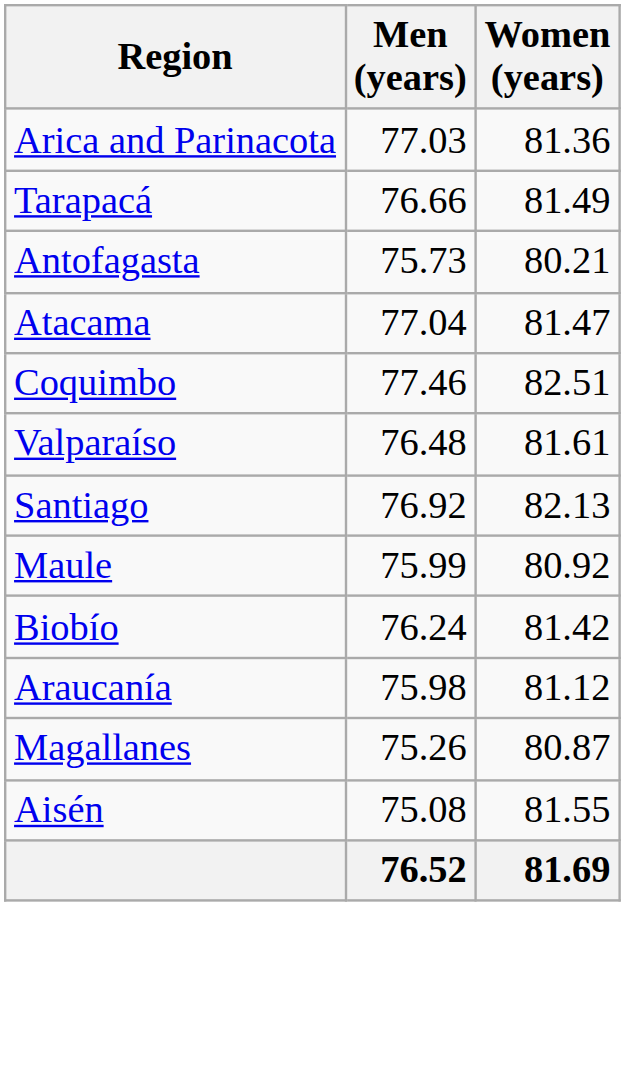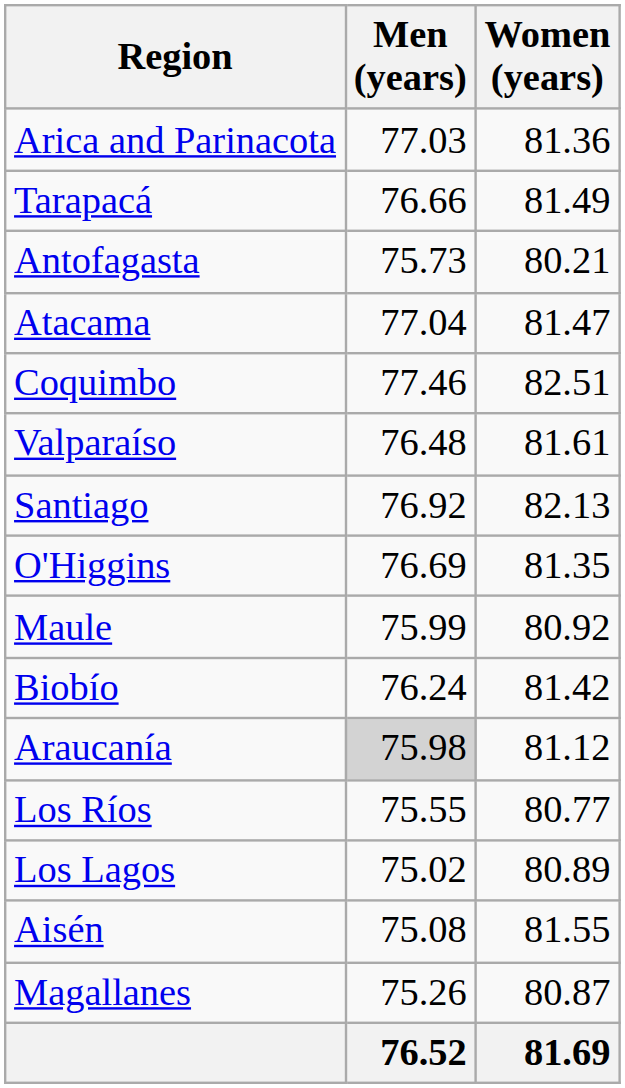+ row: (92, 565)
(424, 687) no background -> (424, 748) lightgrey background
+ row: (83, 808)
+ row: (95, 869)
rows swapped: (59, 808) <-> (103, 748)
